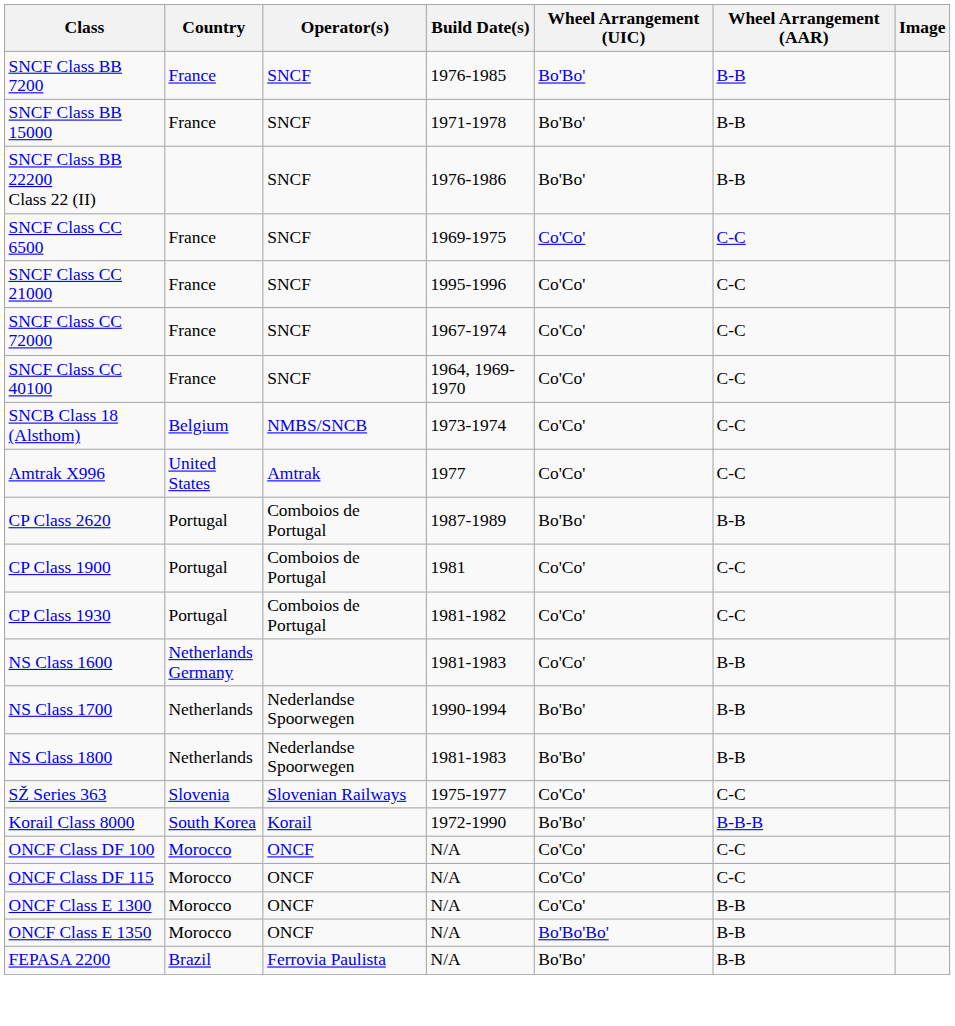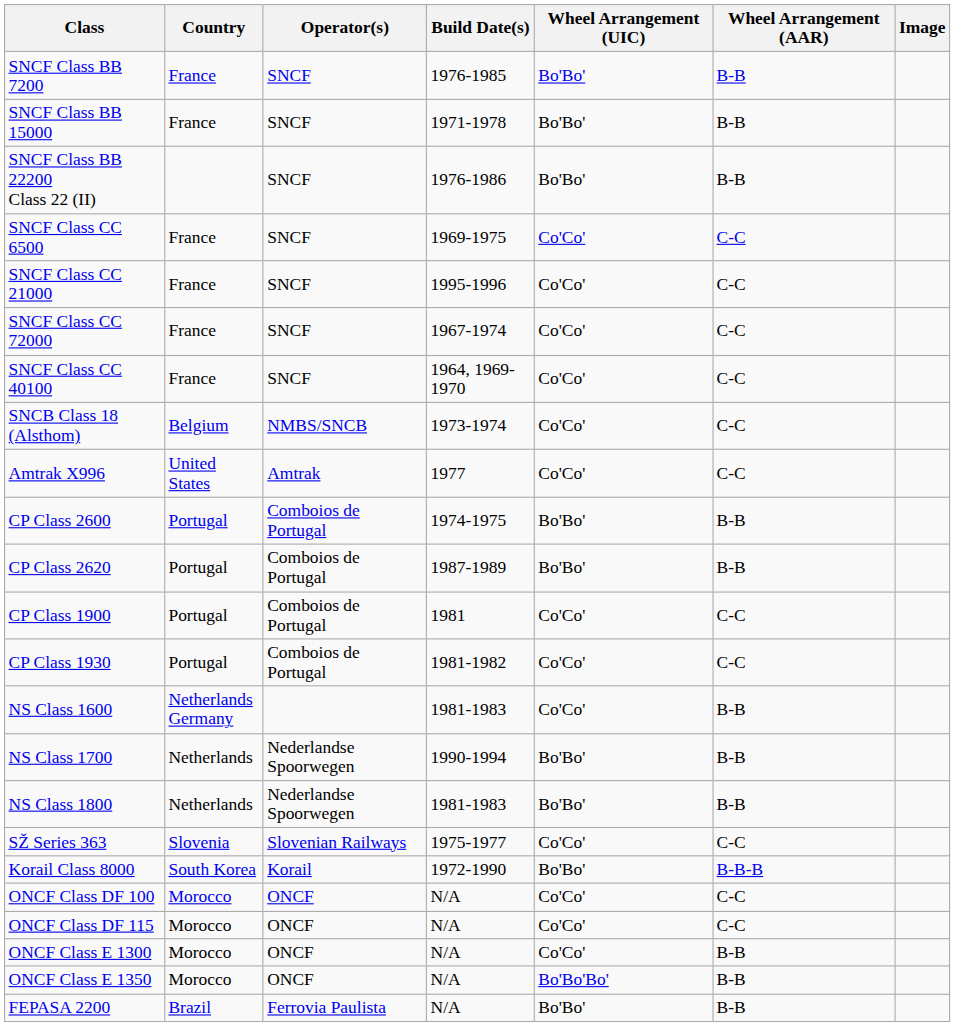+ row: (60, 520)
